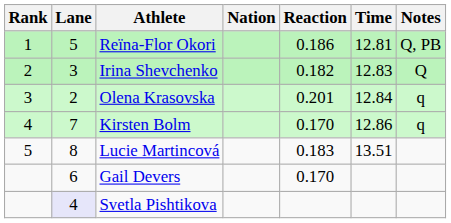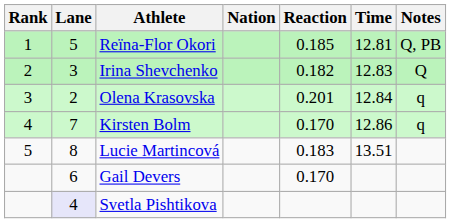(315, 44) 0.186 -> (315, 44) 0.185
